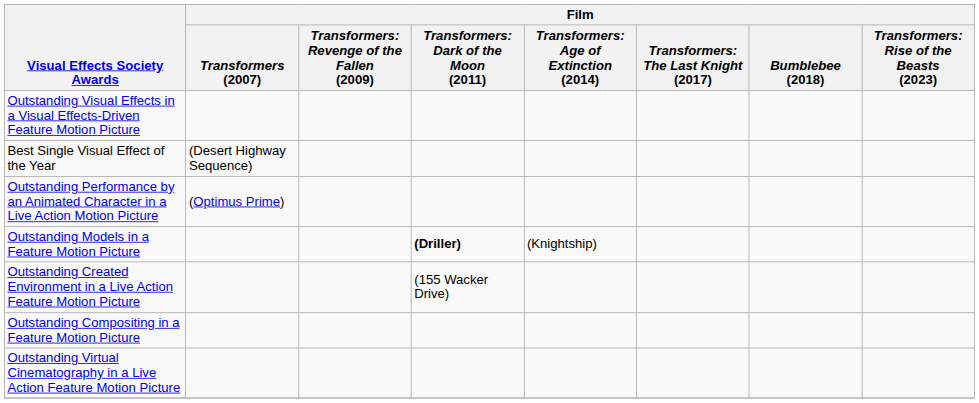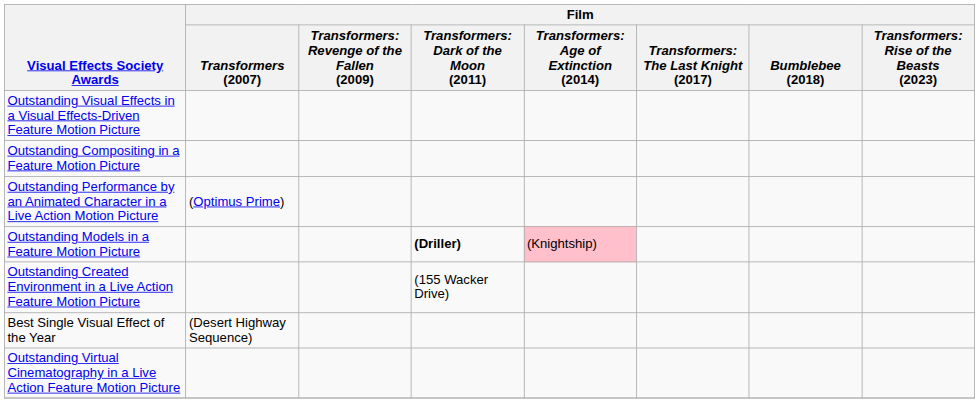rows swapped: (86, 158) <-> (93, 330)
(562, 244) no background -> (562, 244) pink background
